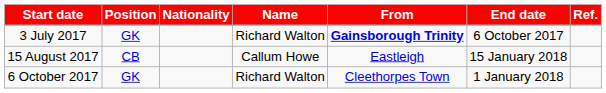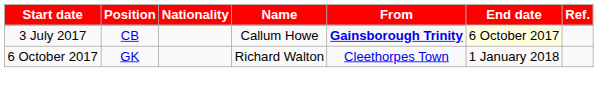(131, 35) GK -> (130, 35) CB
(280, 35) Richard Walton -> (279, 35) Callum Howe
(518, 35) no background -> (514, 35) lightyellow background
- row: (53, 56)
